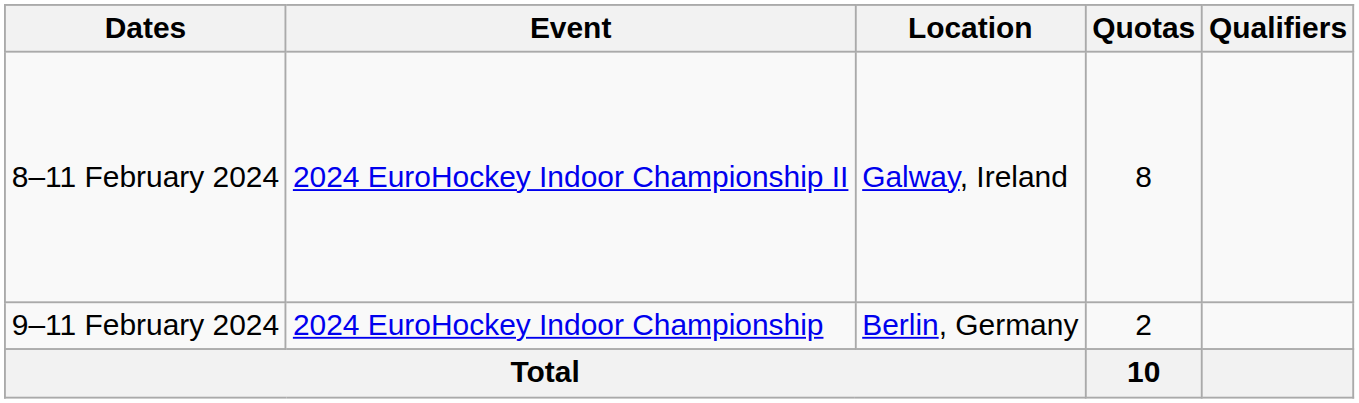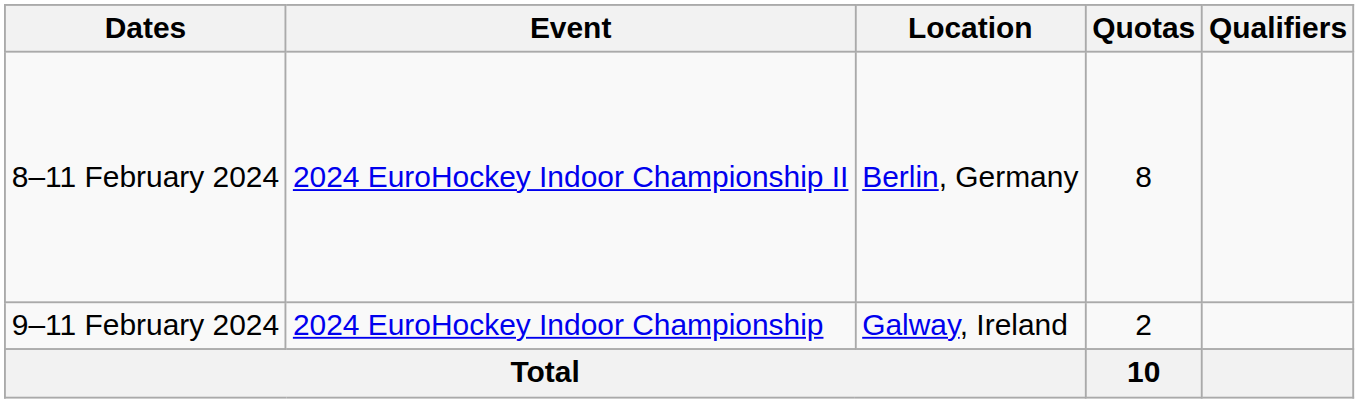(965, 176) Galway, Ireland -> (970, 176) Berlin, Germany
(970, 325) Berlin, Germany -> (965, 325) Galway, Ireland
